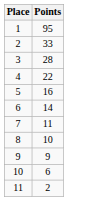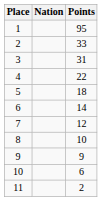+ column: (49, 12)
(48, 60) 28 -> (81, 60) 31
(48, 92) 16 -> (81, 92) 18
(48, 124) 11 -> (81, 124) 12
